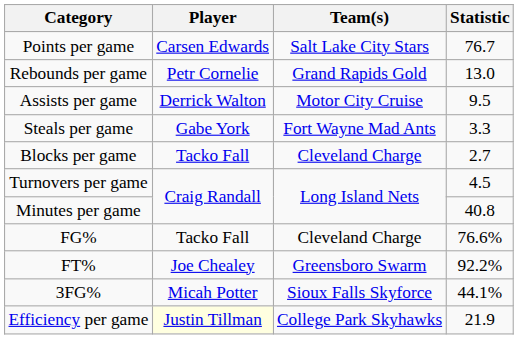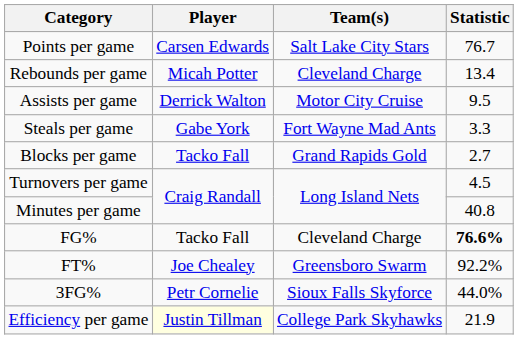(213, 73) Petr Cornelie -> (213, 73) Micah Potter
(360, 73) Grand Rapids Gold -> (360, 73) Cleveland Charge
(480, 73) 13.0 -> (480, 73) 13.4
(360, 155) Cleveland Charge -> (360, 155) Grand Rapids Gold
(480, 237) normal -> (480, 237) bold
(213, 292) Micah Potter -> (213, 292) Petr Cornelie
(480, 292) 44.1% -> (480, 292) 44.0%
